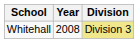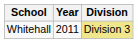(68, 30) 2008 -> (67, 30) 2011
